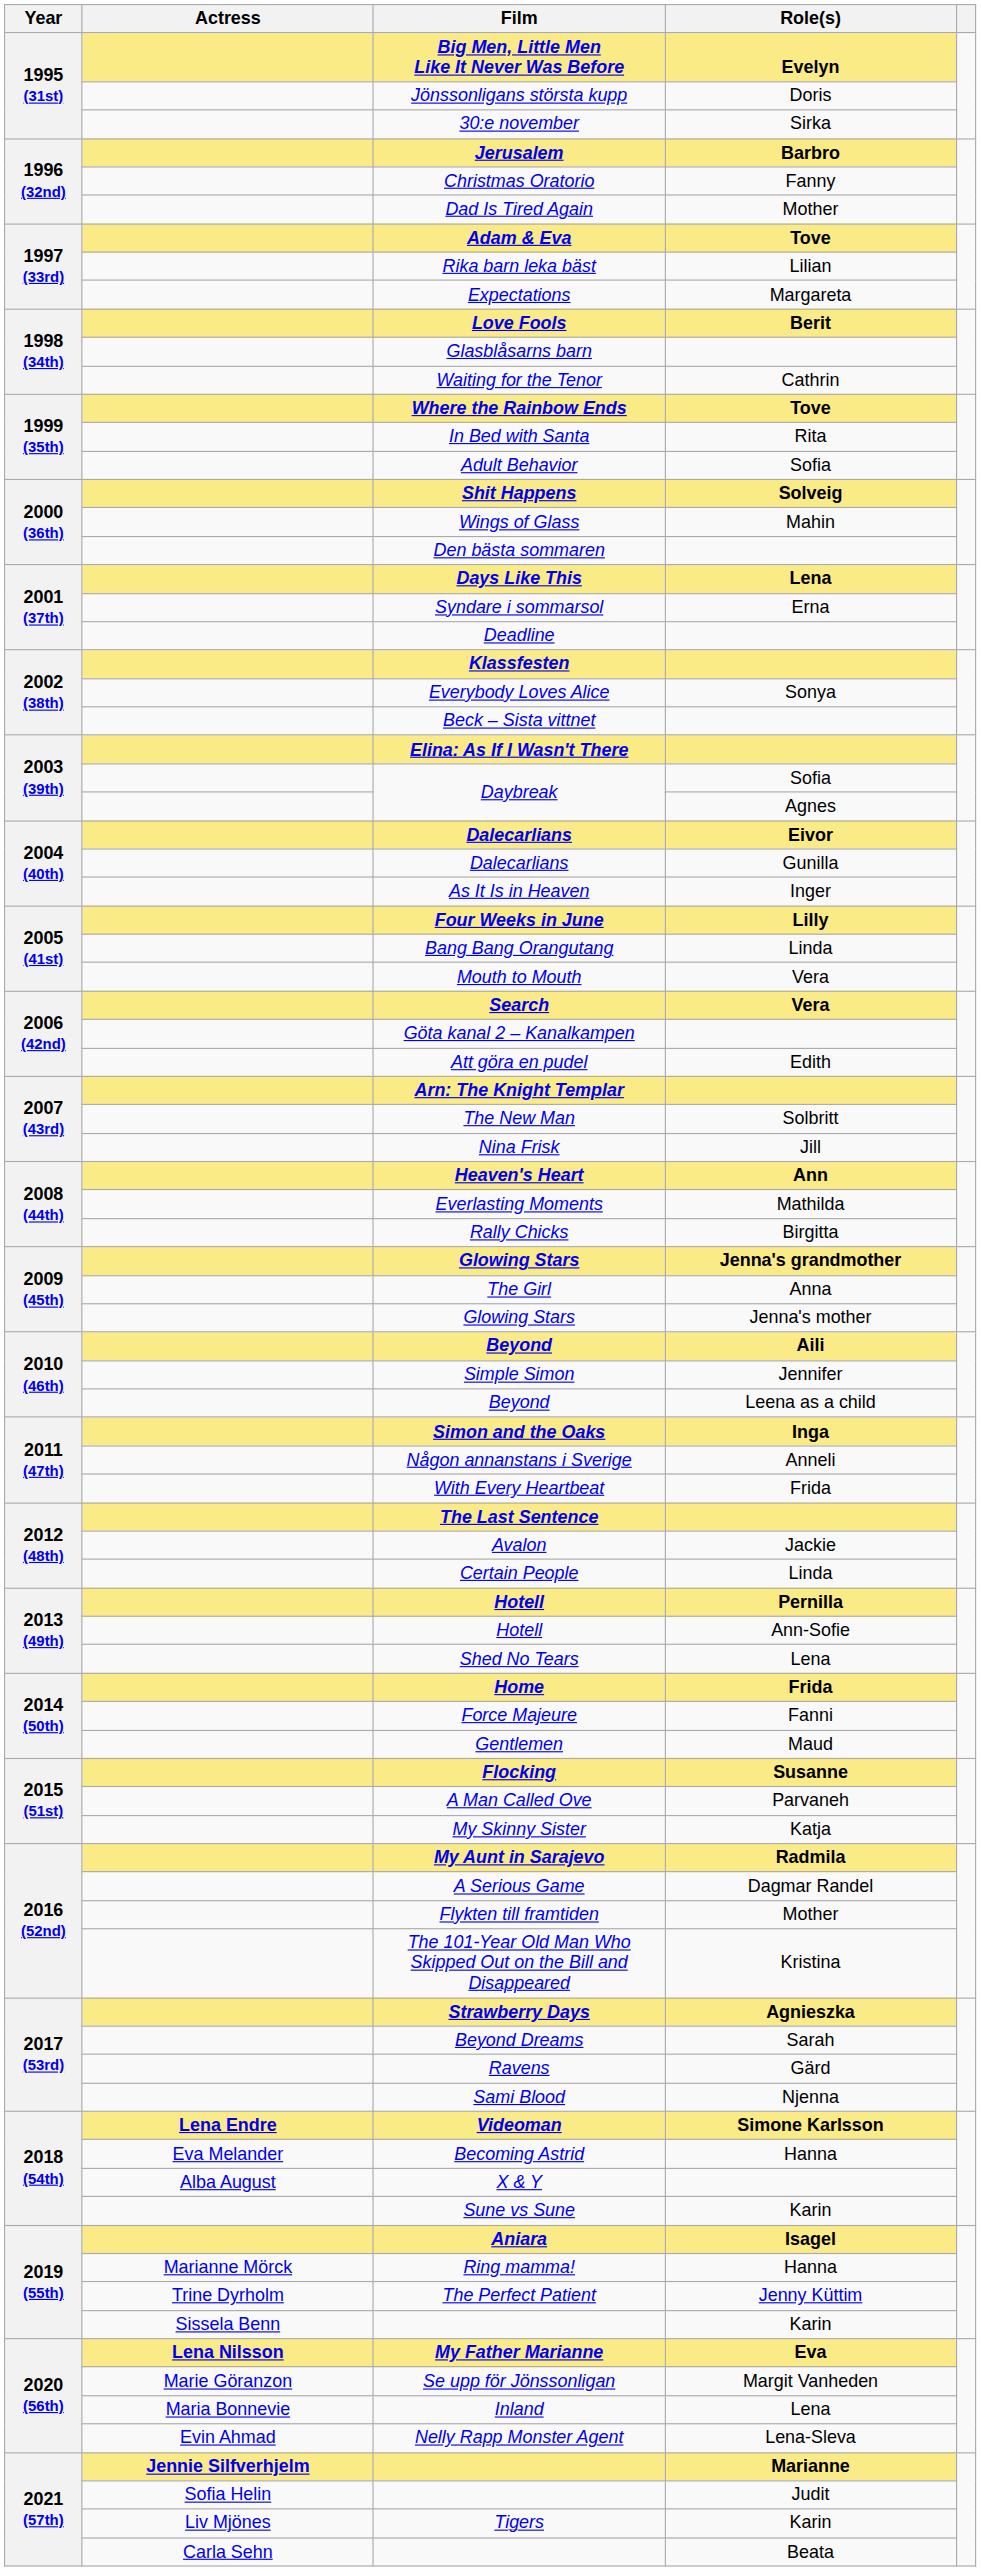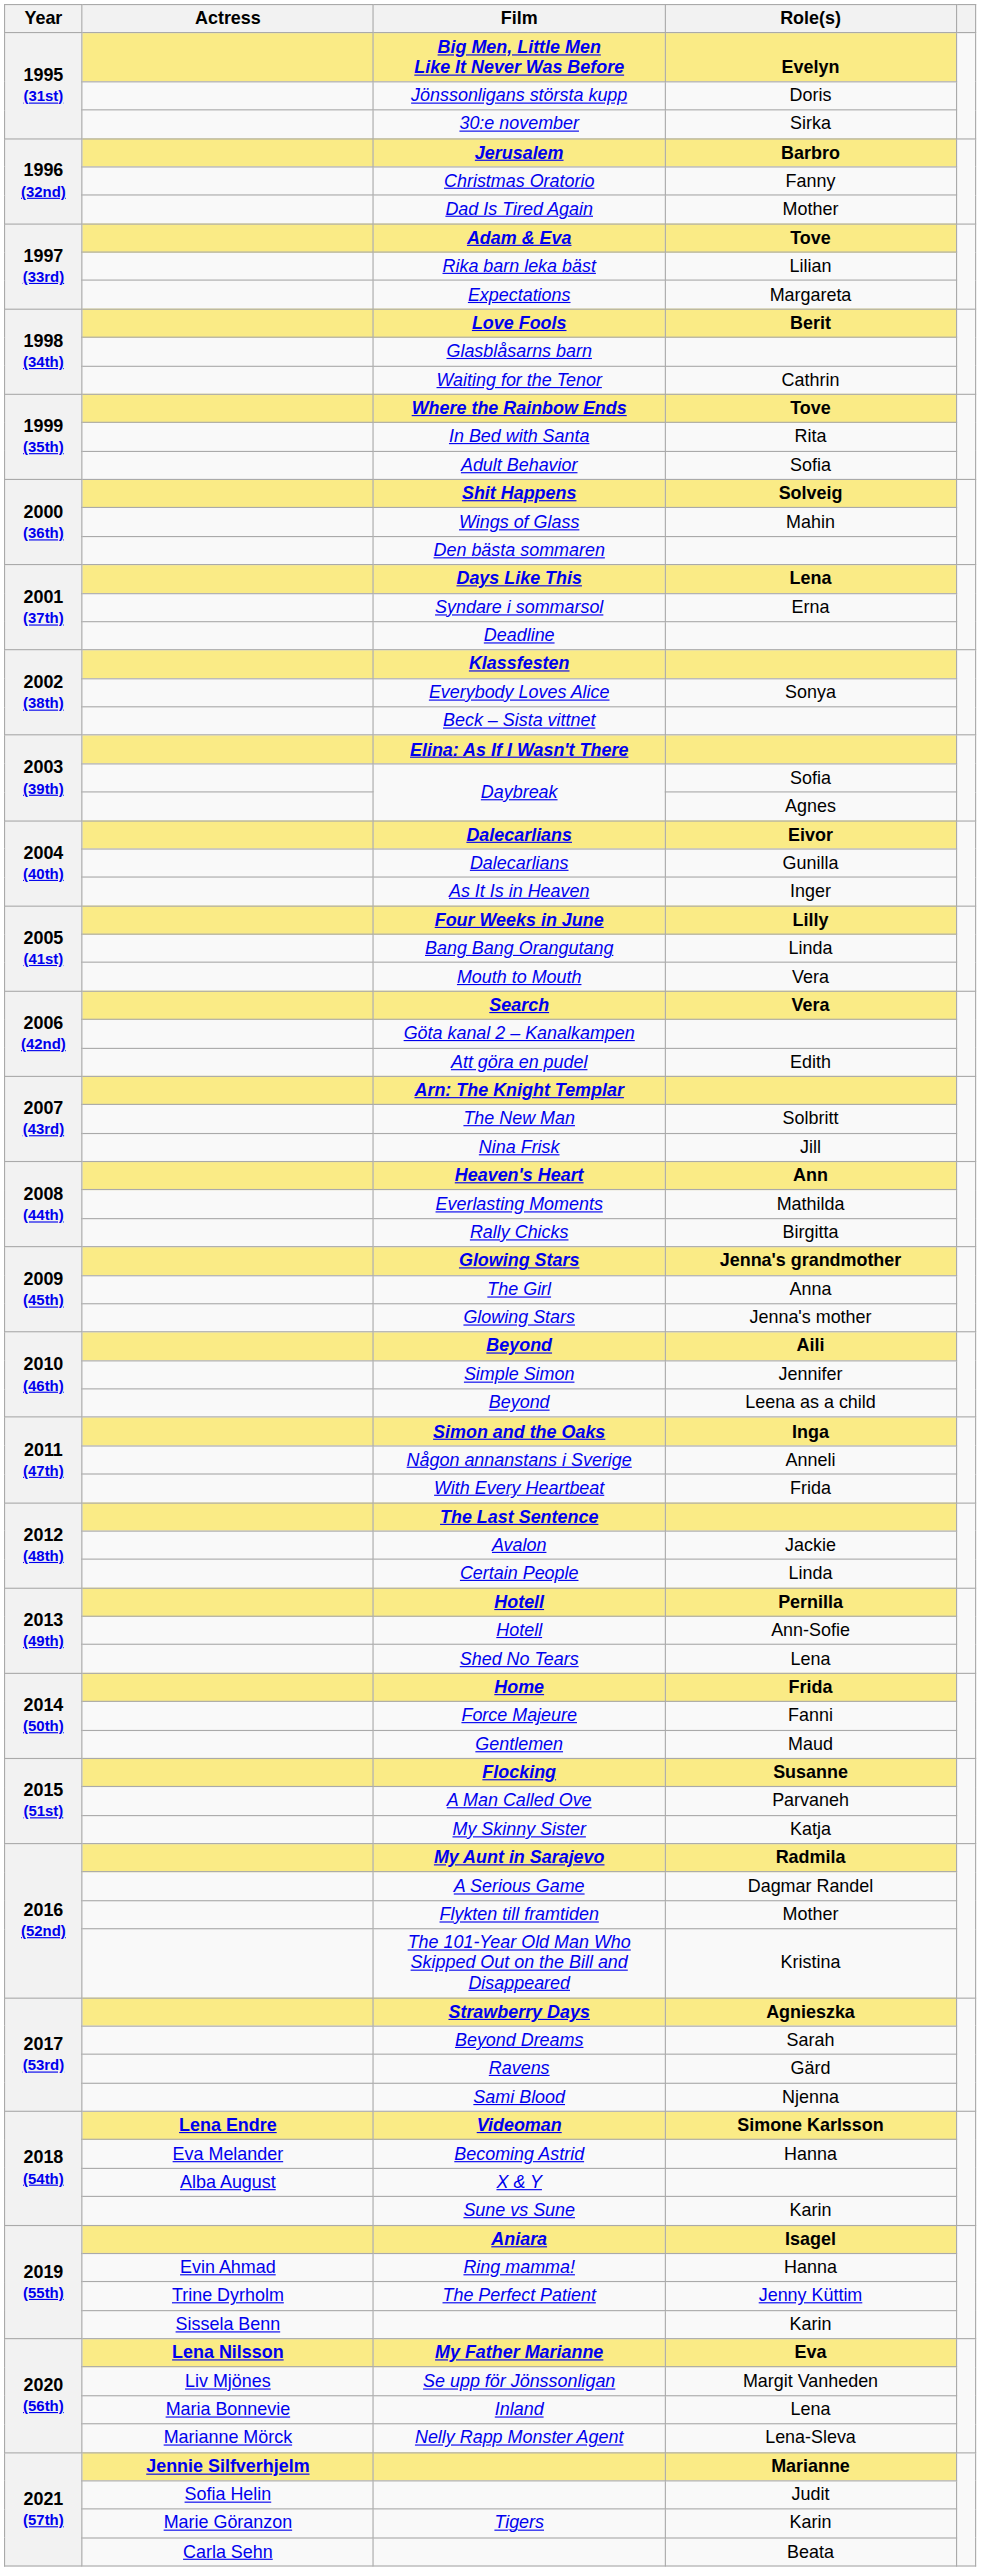(228, 2267) Marianne Mörck -> (228, 2267) Evin Ahmad
(228, 2381) Marie Göranzon -> (228, 2381) Liv Mjönes
(228, 2438) Evin Ahmad -> (228, 2438) Marianne Mörck
(228, 2523) Liv Mjönes -> (228, 2523) Marie Göranzon
